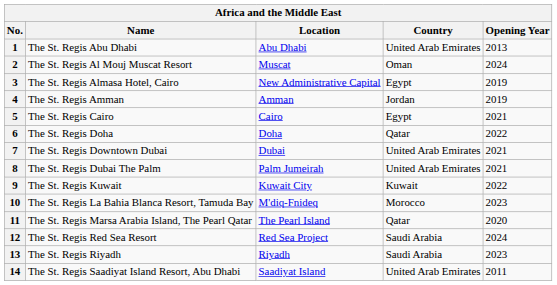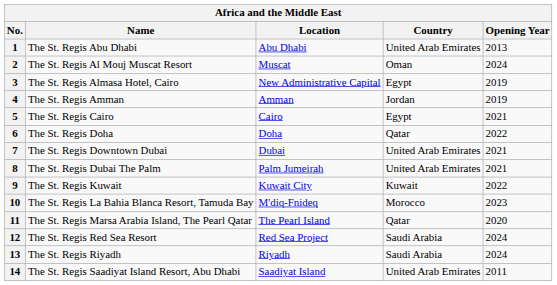(496, 254) 2023 -> (496, 254) 2024
